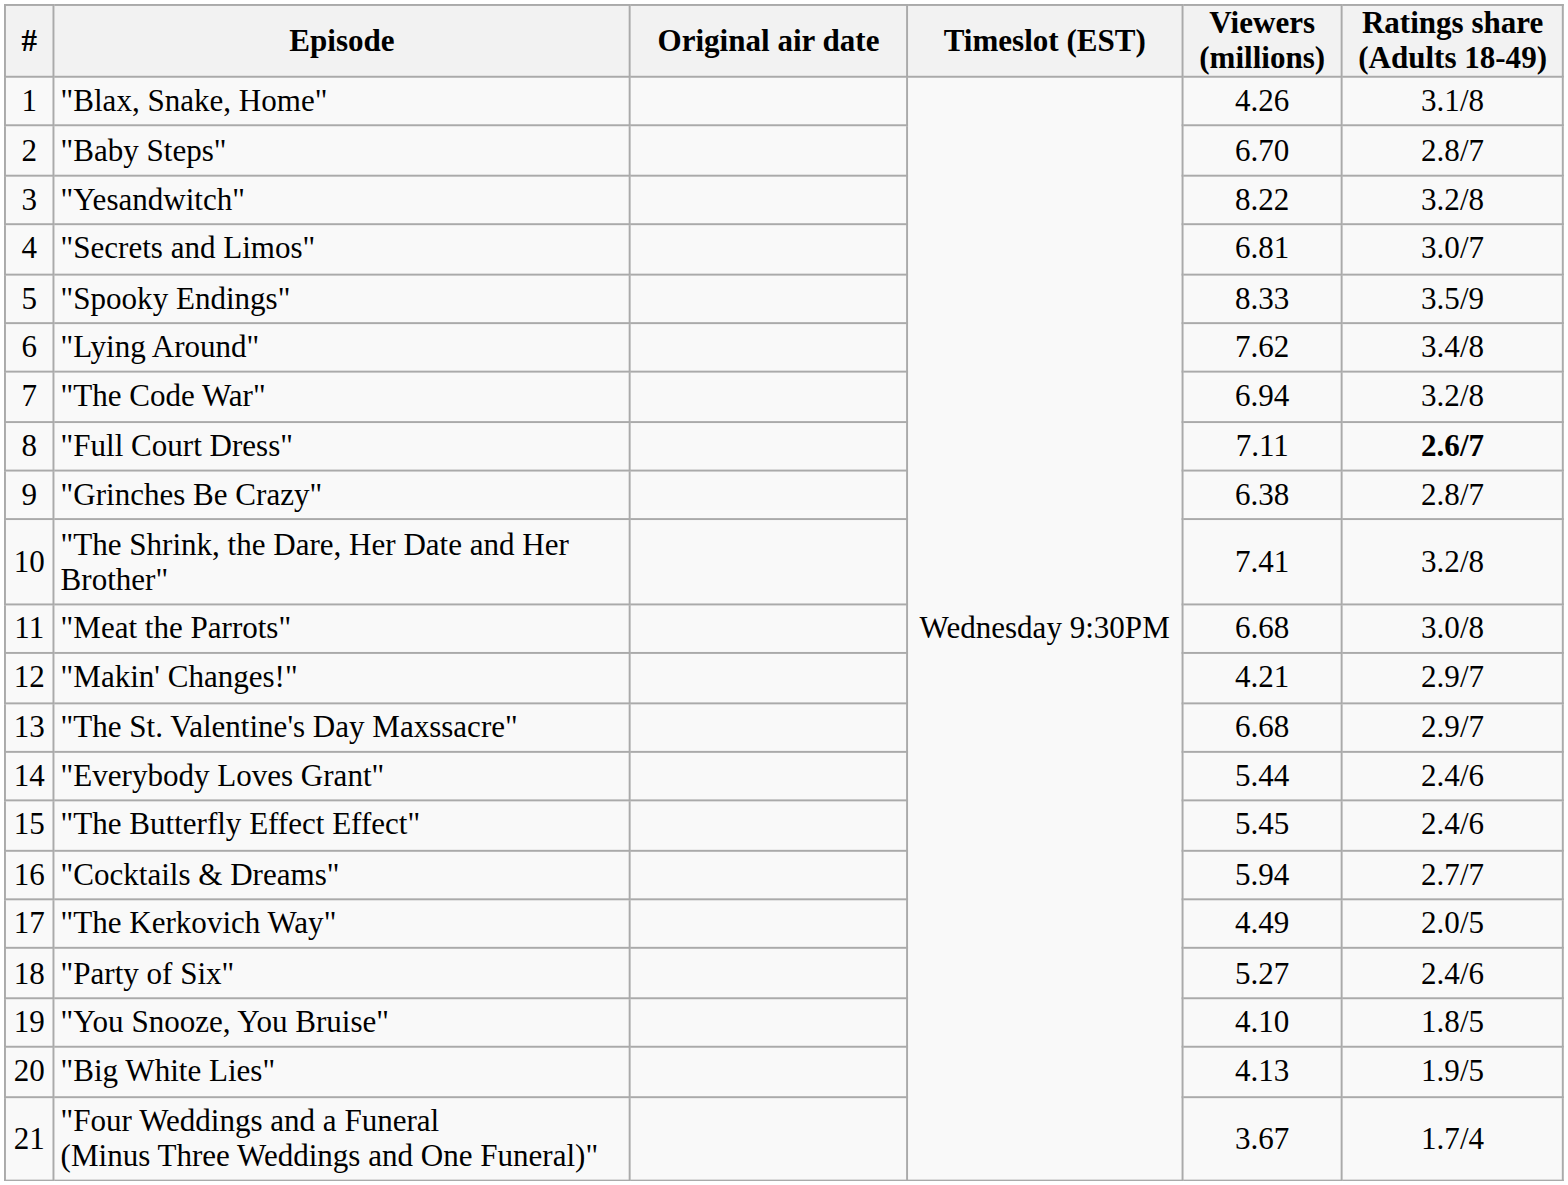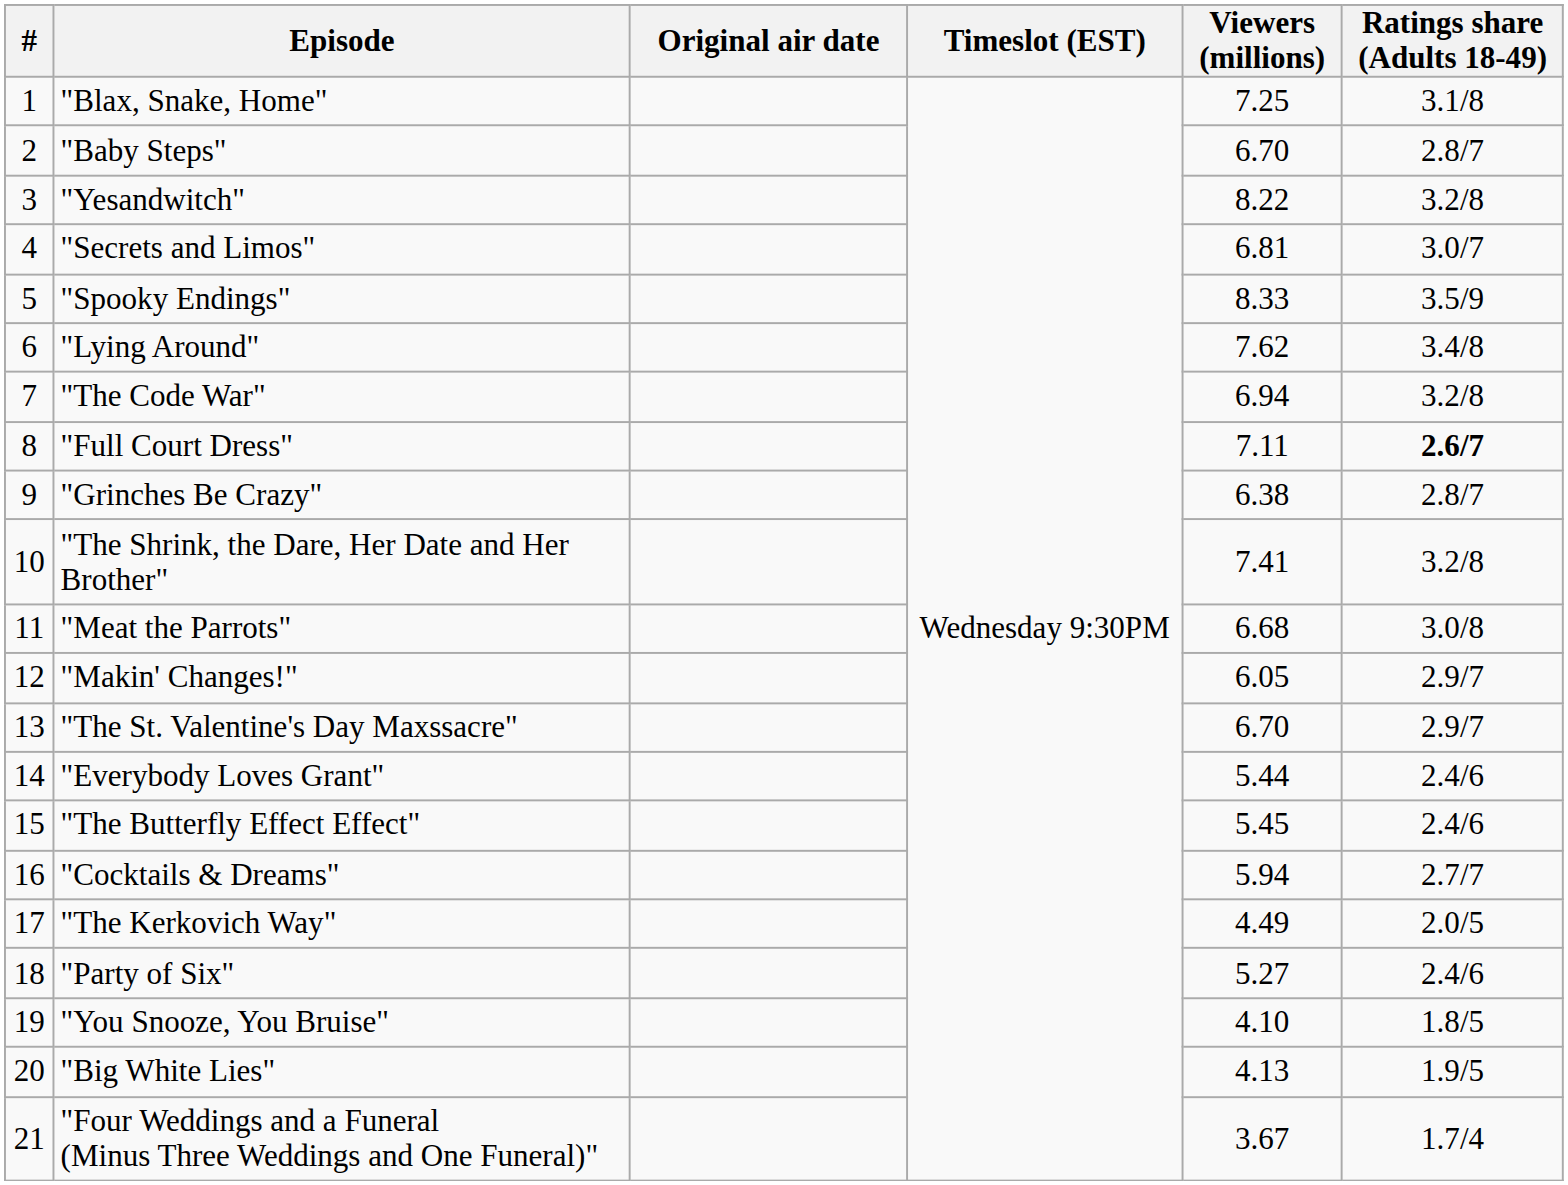(1262, 100) 4.26 -> (1262, 100) 7.25
(1262, 677) 4.21 -> (1262, 677) 6.05
(1262, 726) 6.68 -> (1262, 726) 6.70
